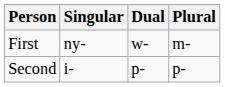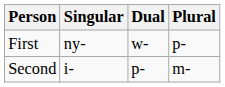(181, 43) m- -> (179, 43) p-
(179, 69) p- -> (181, 69) m-
